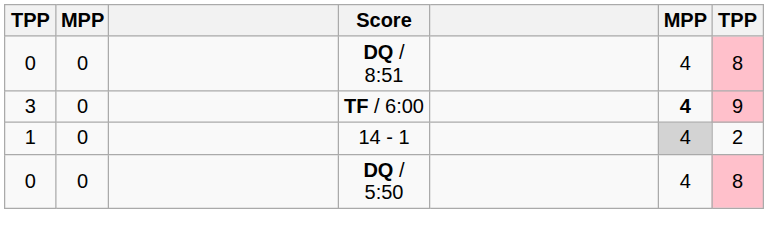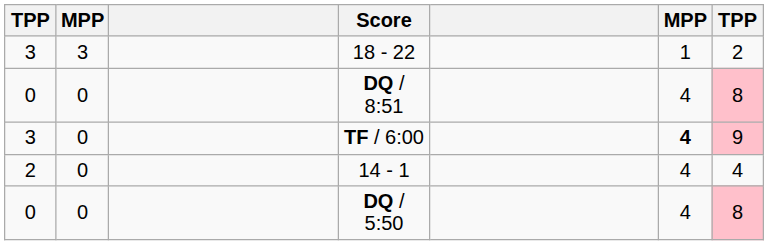+ row: (384, 52)
(30, 138) 1 -> (30, 169) 2
(685, 138) lightgrey background -> (685, 169) no background
(738, 138) 2 -> (738, 169) 4
